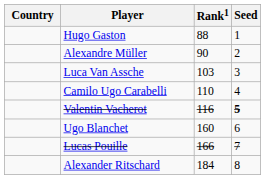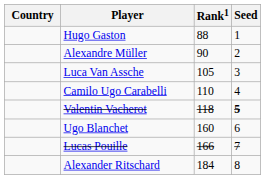(205, 72) 103 -> (205, 72) 105
(205, 109) 116 -> (205, 109) 118
